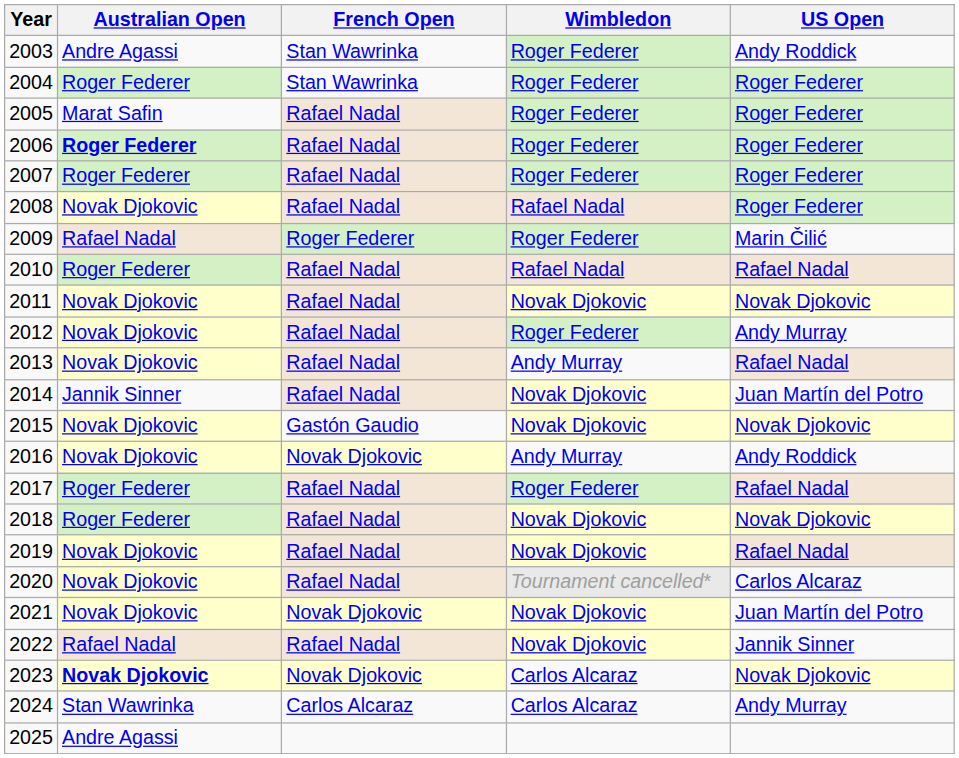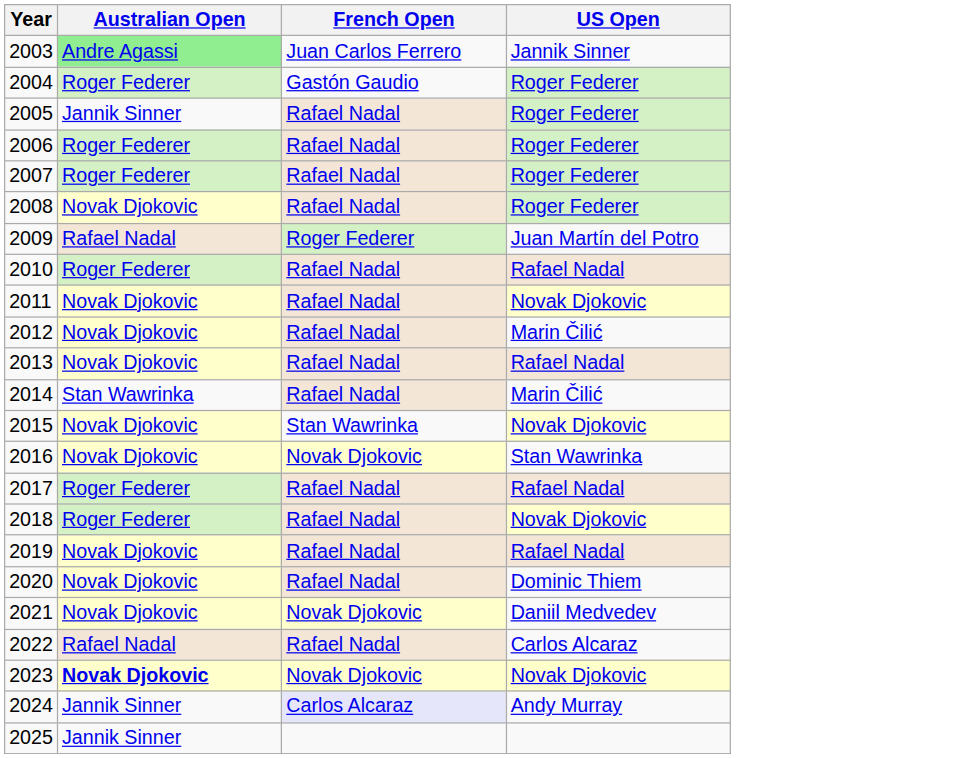- column: (618, 20)
(120, 51) no background -> (120, 51) lightgreen background
(352, 51) Stan Wawrinka -> (374, 51) Juan Carlos Ferrero
(796, 51) Andy Roddick -> (570, 51) Jannik Sinner
(352, 82) Stan Wawrinka -> (353, 82) Gastón Gaudio
(112, 113) Marat Safin -> (122, 113) Jannik Sinner
(129, 144) bold -> (126, 144) normal
(781, 238) Marin Čilić -> (605, 238) Juan Martín del Potro
(791, 332) Andy Murray -> (557, 332) Marin Čilić
(122, 394) Jannik Sinner -> (128, 394) Stan Wawrinka
(829, 394) Juan Martín del Potro -> (557, 394) Marin Čilić
(353, 425) Gastón Gaudio -> (352, 425) Stan Wawrinka
(796, 457) Andy Roddick -> (576, 457) Stan Wawrinka
(798, 581) Carlos Alcaraz -> (576, 581) Dominic Thiem
(829, 613) Juan Martín del Potro -> (583, 613) Daniil Medvedev
(795, 644) Jannik Sinner -> (574, 644) Carlos Alcaraz
(128, 706) Stan Wawrinka -> (122, 706) Jannik Sinner
(350, 706) no background -> (350, 706) lavender background
(120, 737) Andre Agassi -> (122, 737) Jannik Sinner
